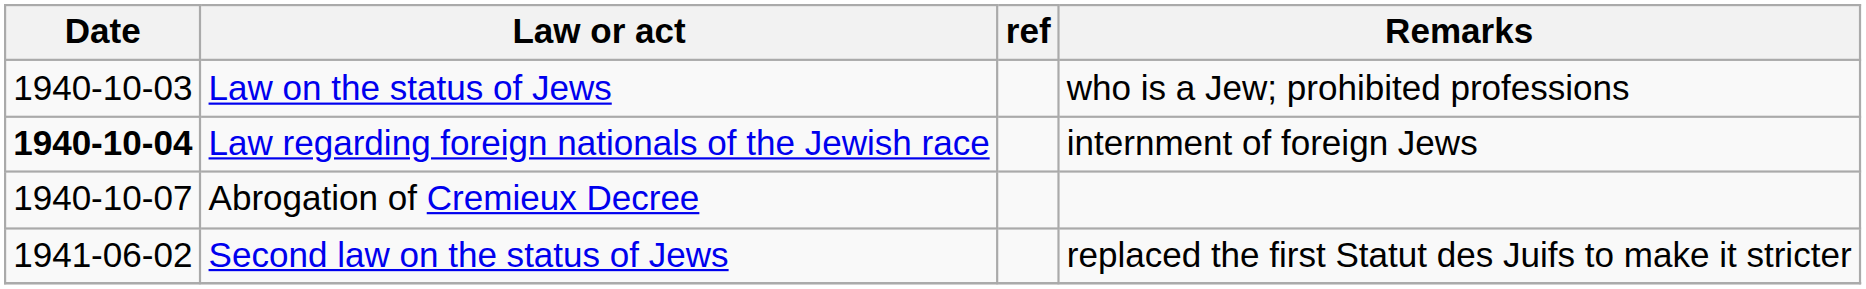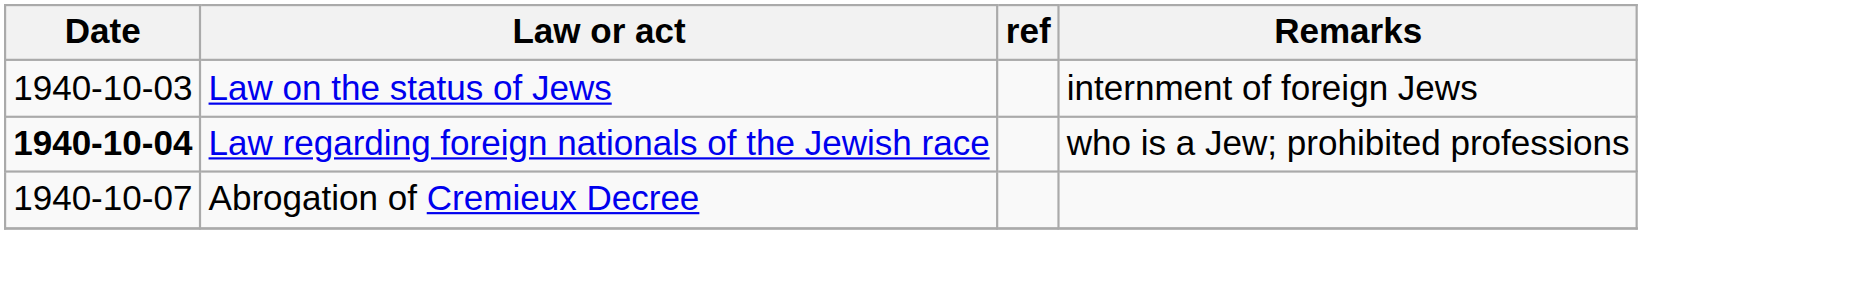(1348, 87) who is a Jew; prohibited professions -> (1272, 87) internment of foreign Jews
(1272, 143) internment of foreign Jews -> (1348, 143) who is a Jew; prohibited professions
- row: (469, 254)
